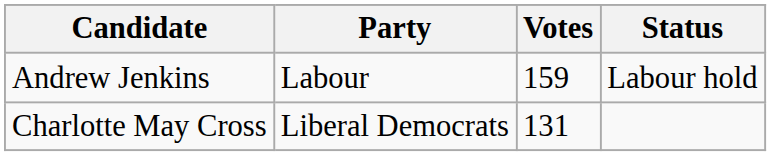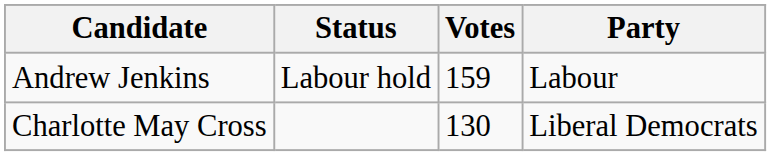columns swapped: (395, 28) <-> (682, 28)
(546, 125) 131 -> (468, 125) 130
